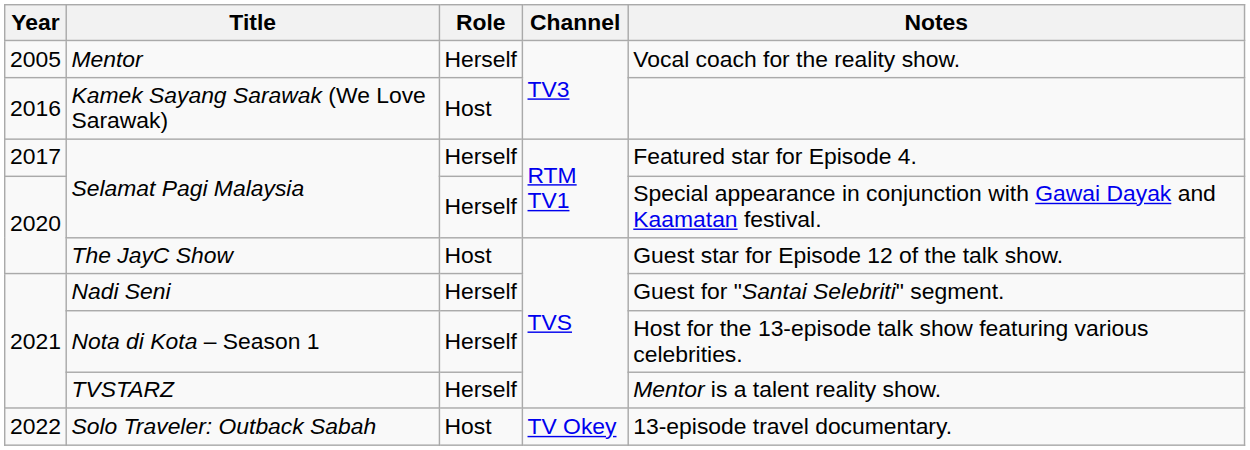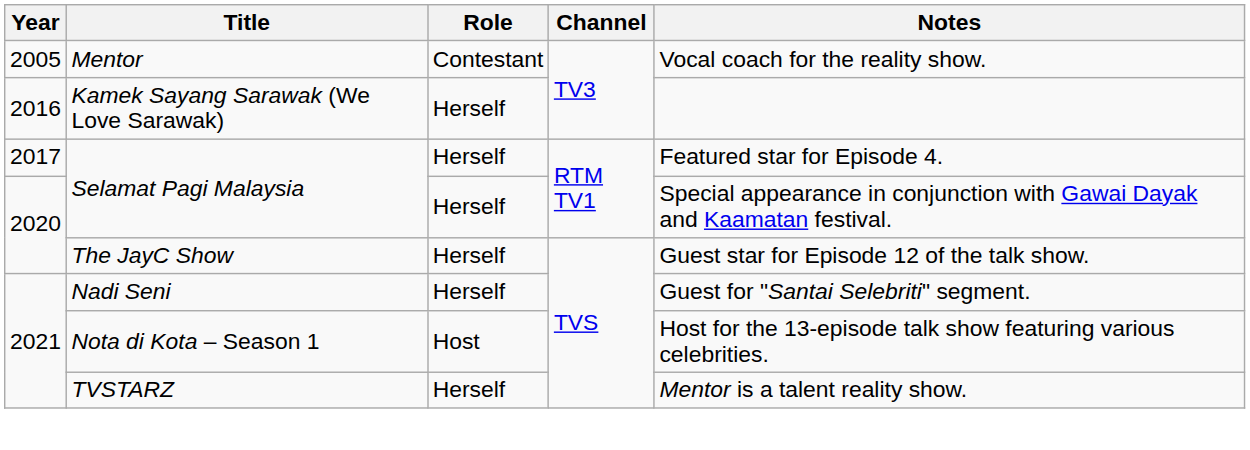(481, 58) Herself -> (488, 58) Contestant
(468, 108) Host -> (469, 108) Herself
(468, 255) Host -> (469, 255) Herself
(481, 340) Herself -> (456, 340) Host
- row: (35, 426)
